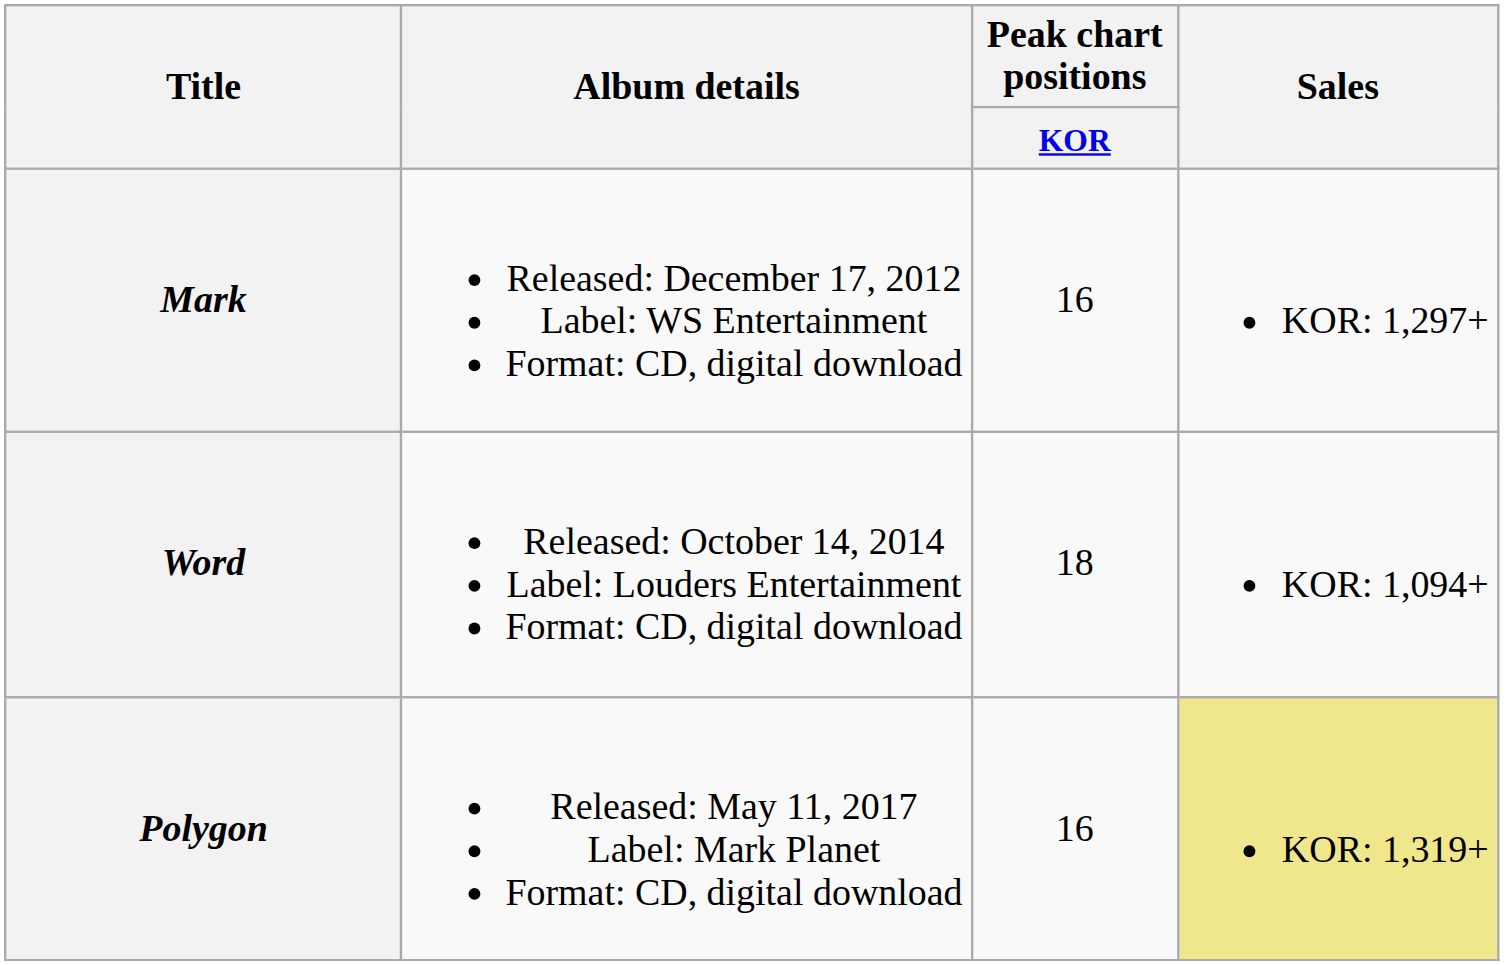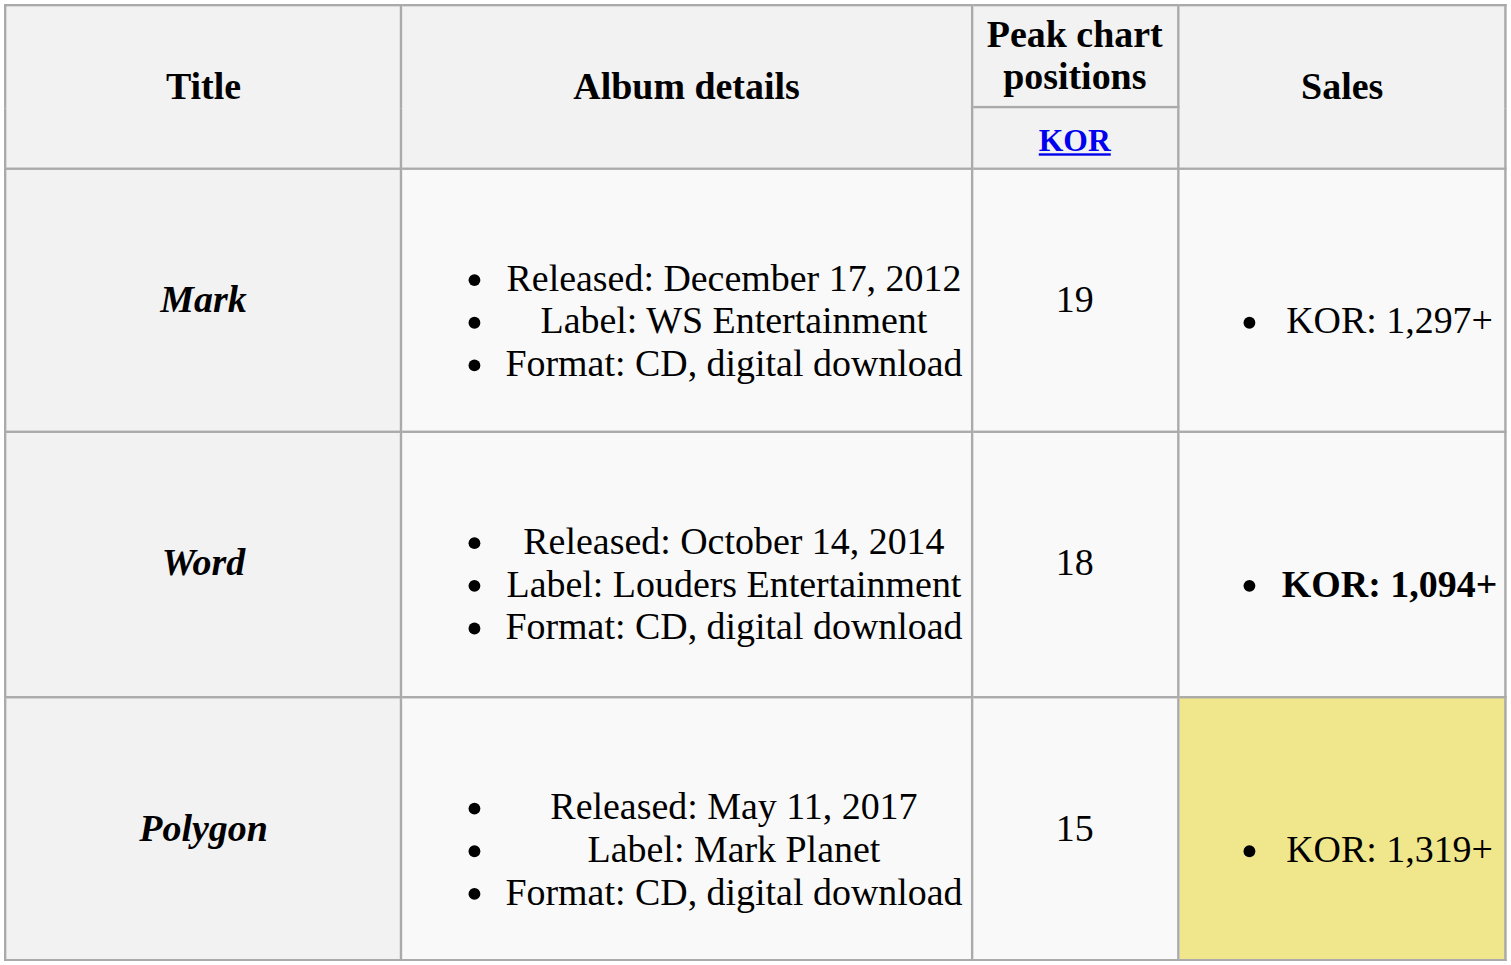(1075, 299) 16 -> (1075, 299) 19
(1338, 585) normal -> (1342, 585) bold
(1075, 827) 16 -> (1075, 827) 15
